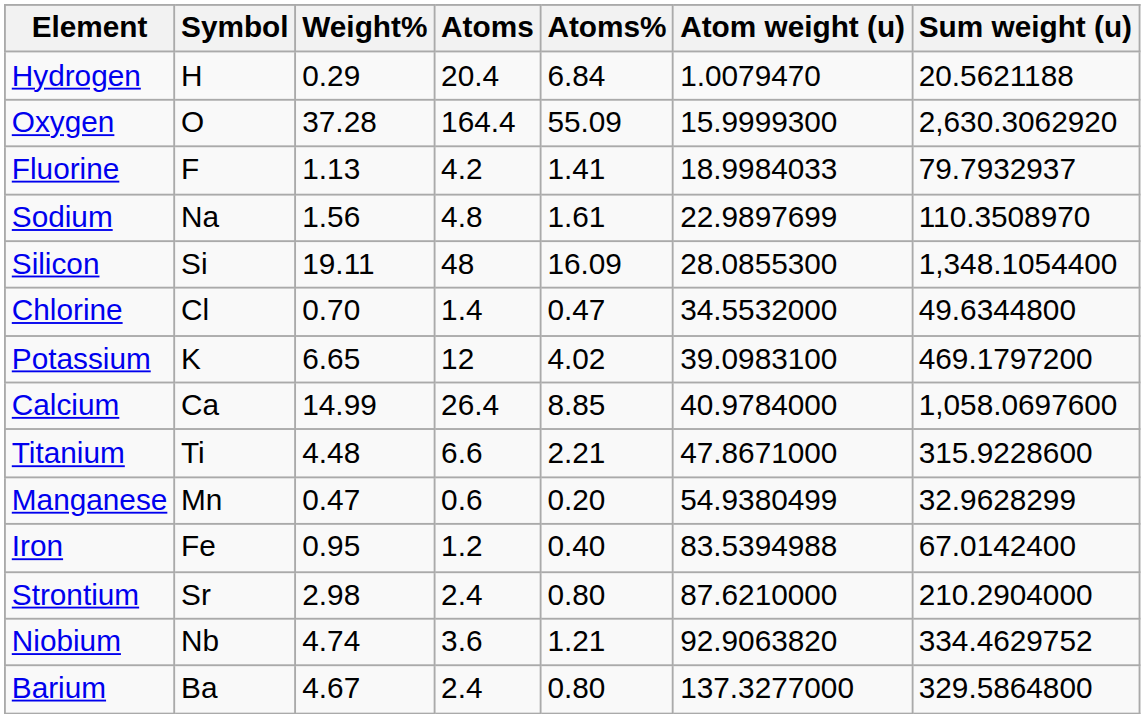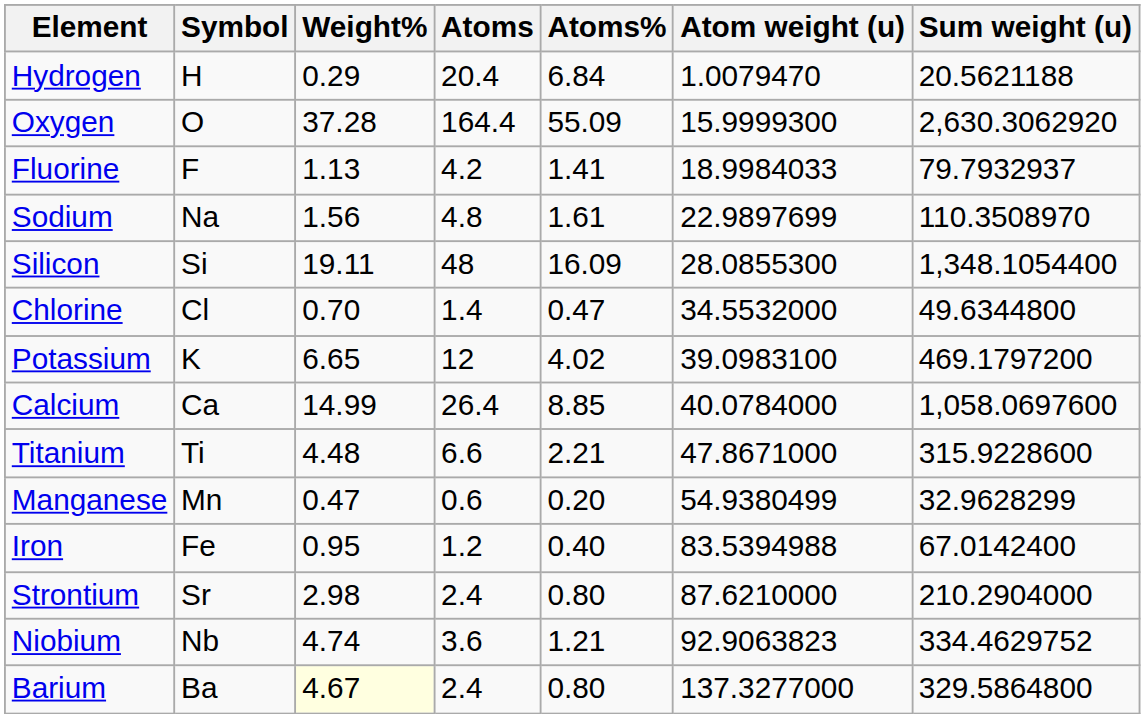(759, 405) 40.9784000 -> (759, 405) 40.0784000
(759, 641) 92.9063820 -> (759, 641) 92.9063823
(331, 688) no background -> (331, 688) lightyellow background
